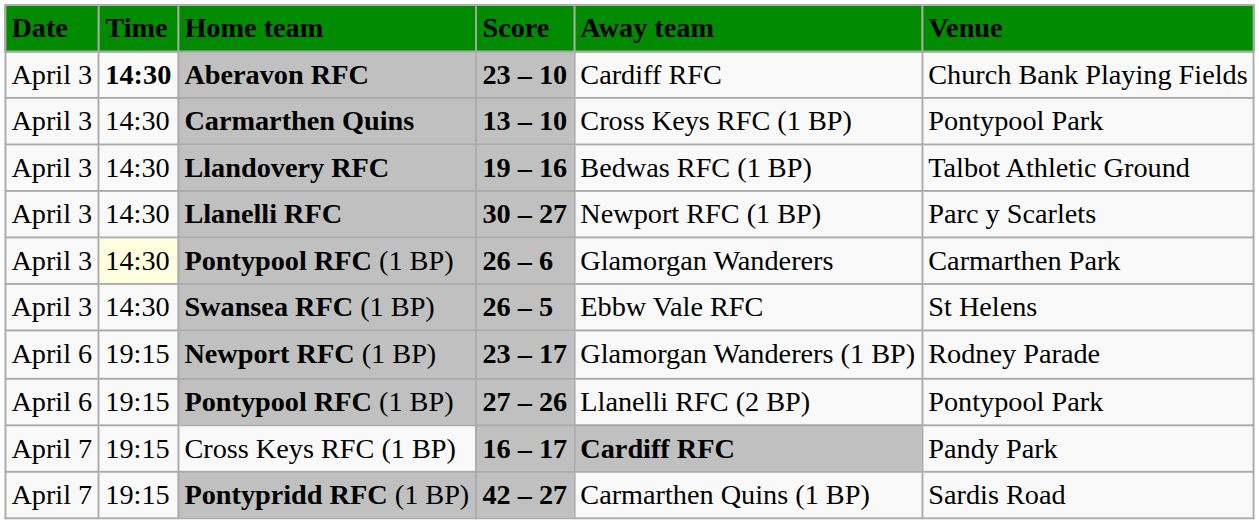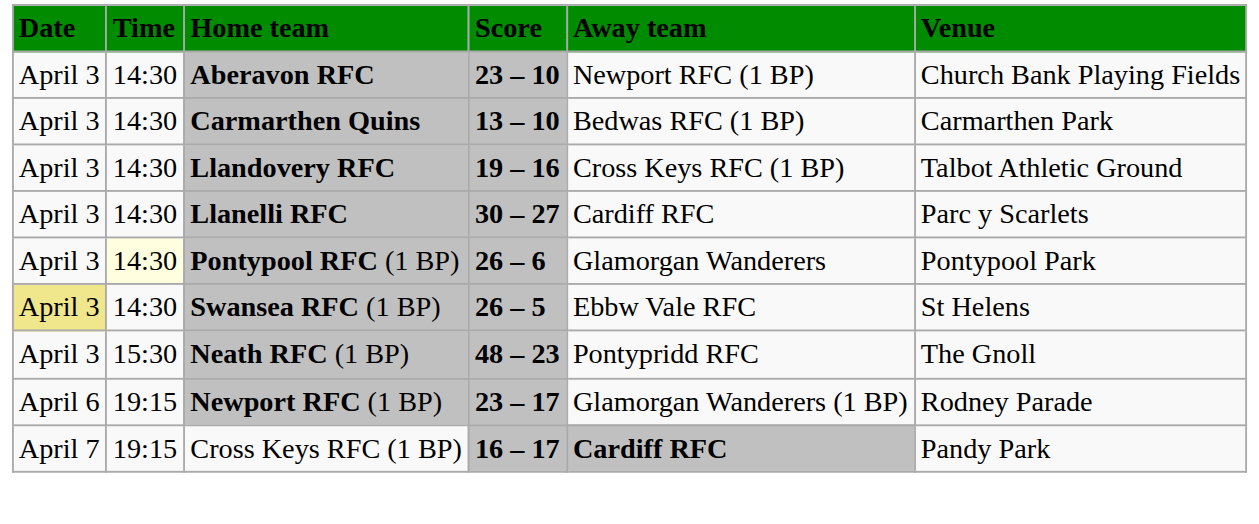(138, 74) bold -> (145, 74) normal
(651, 74) Cardiff RFC -> (693, 74) Newport RFC (1 BP)
(716, 121) Cross Keys RFC (1 BP) -> (689, 121) Bedwas RFC (1 BP)
(1016, 121) Pontypool Park -> (1017, 121) Carmarthen Park
(696, 167) Bedwas RFC (1 BP) -> (709, 167) Cross Keys RFC (1 BP)
(701, 214) Newport RFC (1 BP) -> (644, 214) Cardiff RFC
(1024, 260) Carmarthen Park -> (1008, 260) Pontypool Park
(52, 307) no background -> (59, 307) khaki background
+ row: (300, 354)
- row: (319, 400)
- row: (327, 493)
